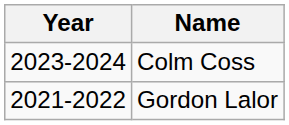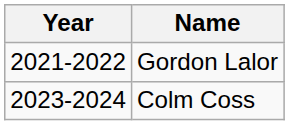rows swapped: (196, 61) <-> (208, 100)
